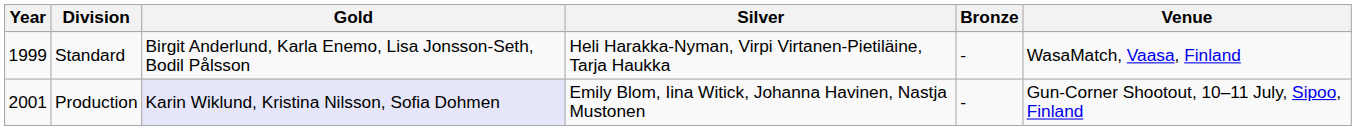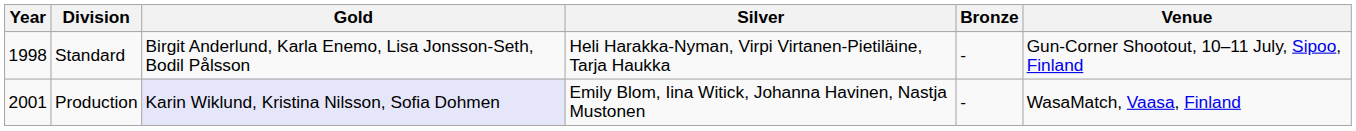(28, 55) 1999 -> (28, 55) 1998
(1134, 55) WasaMatch, Vaasa, Finland -> (1184, 55) Gun-Corner Shootout, 10–11 July, Sipoo, Finland
(1184, 102) Gun-Corner Shootout, 10–11 July, Sipoo, Finland -> (1134, 102) WasaMatch, Vaasa, Finland
